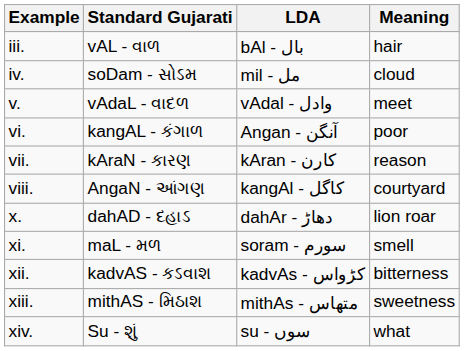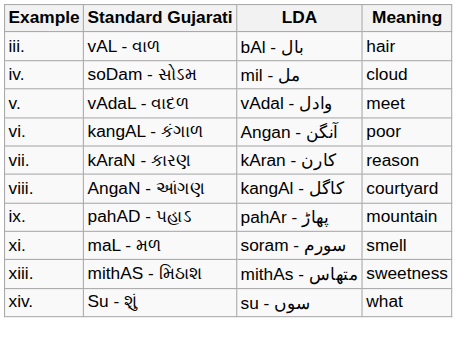+ row: (17, 217)
- row: (15, 217)
- row: (19, 274)
